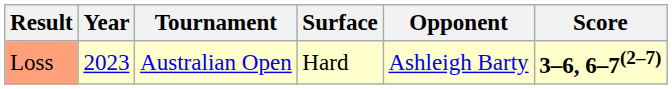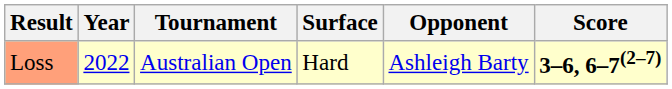(106, 62) 2023 -> (106, 62) 2022
